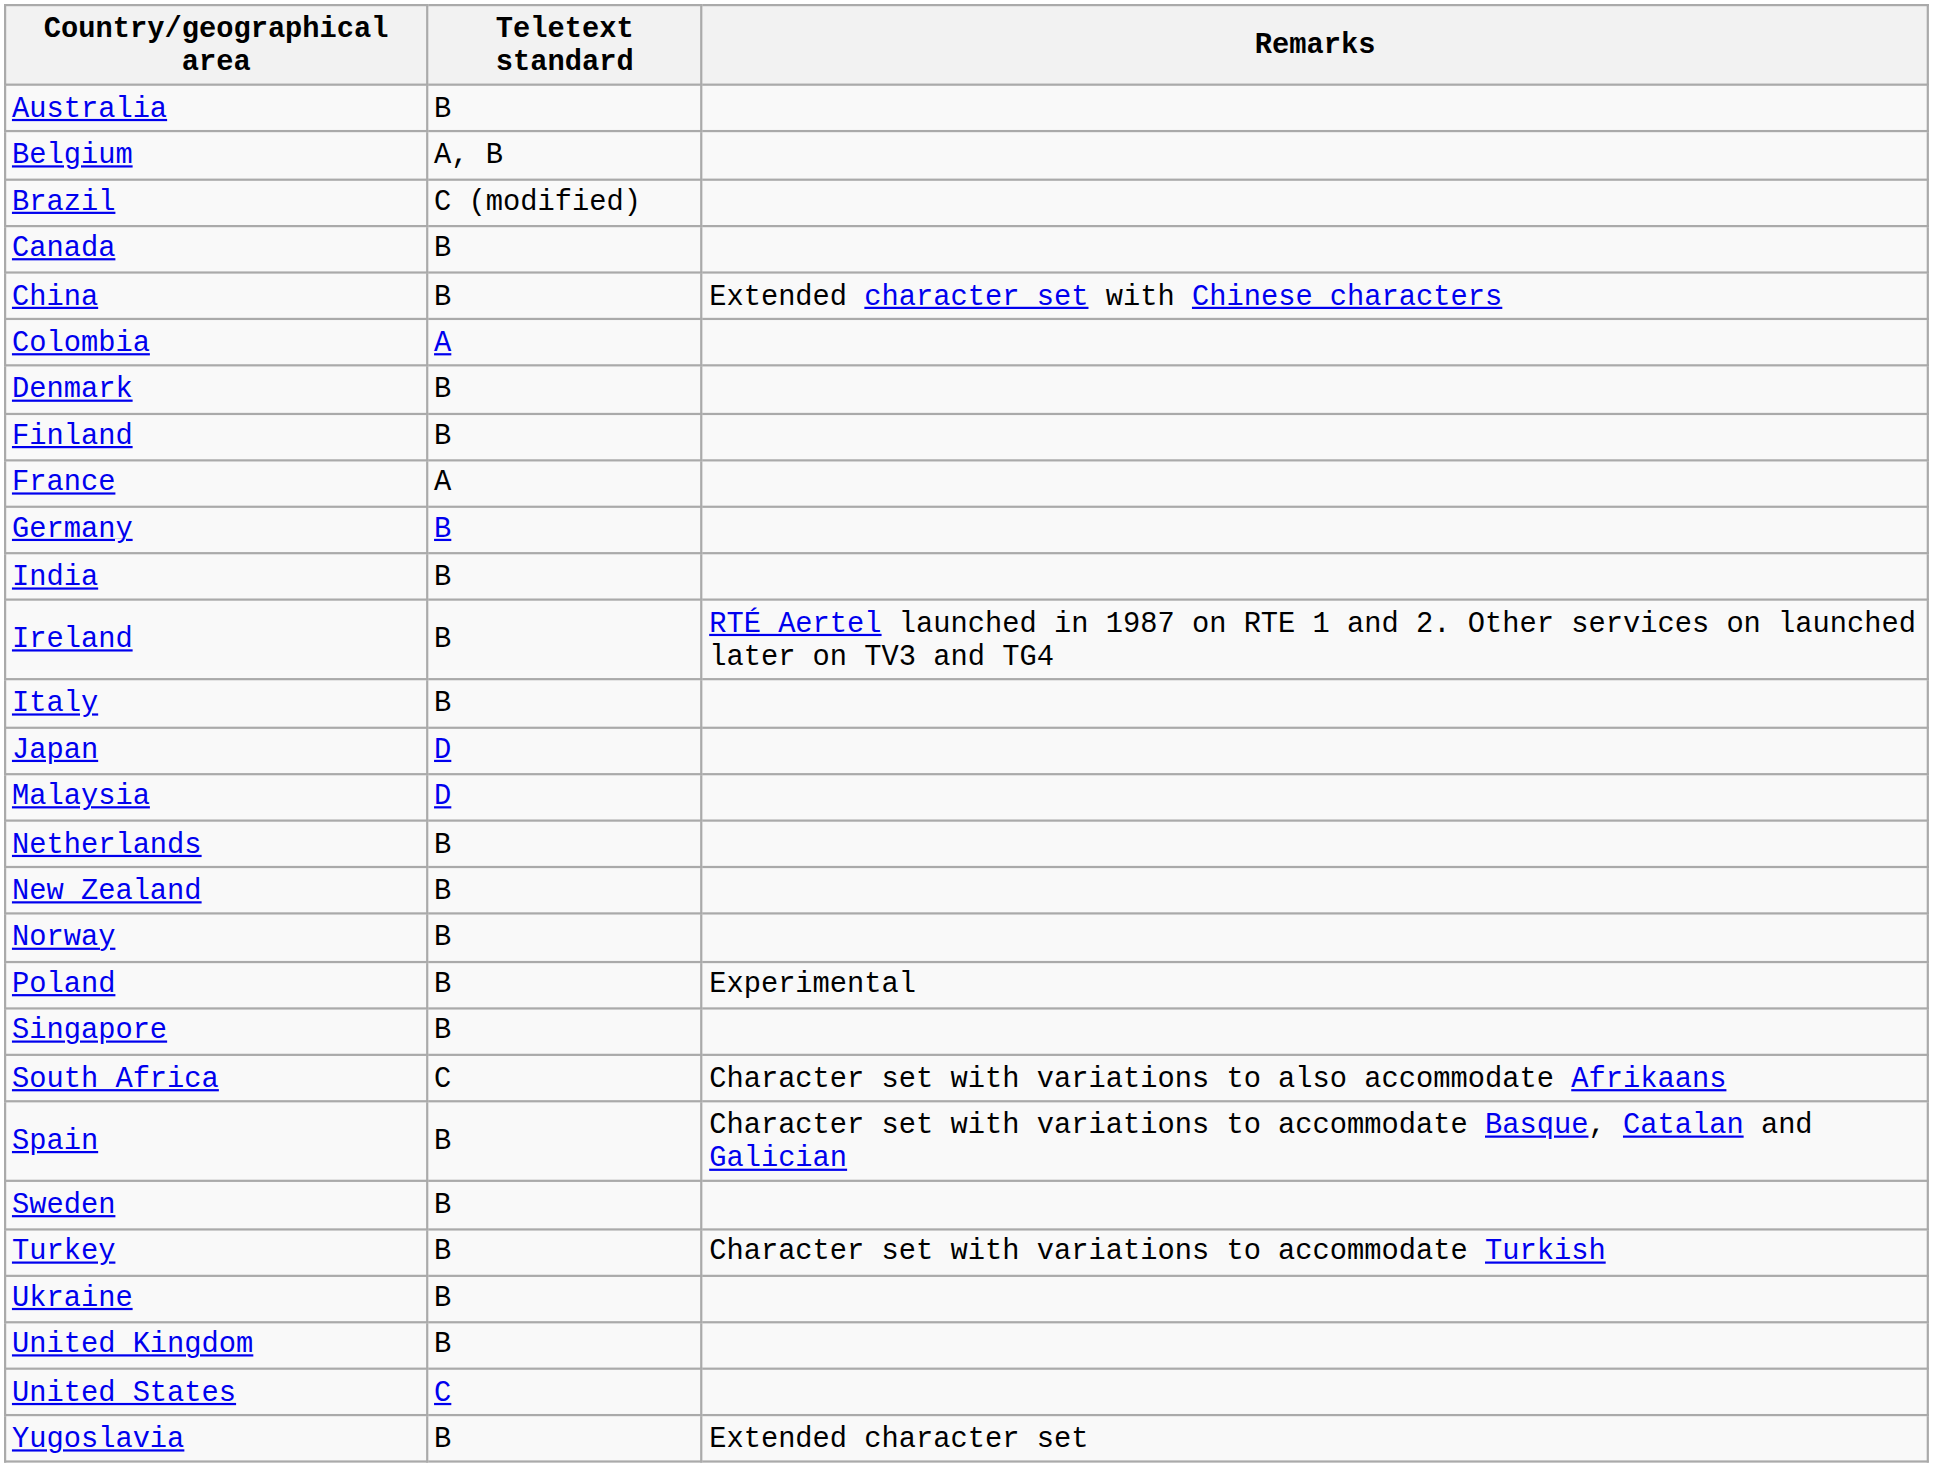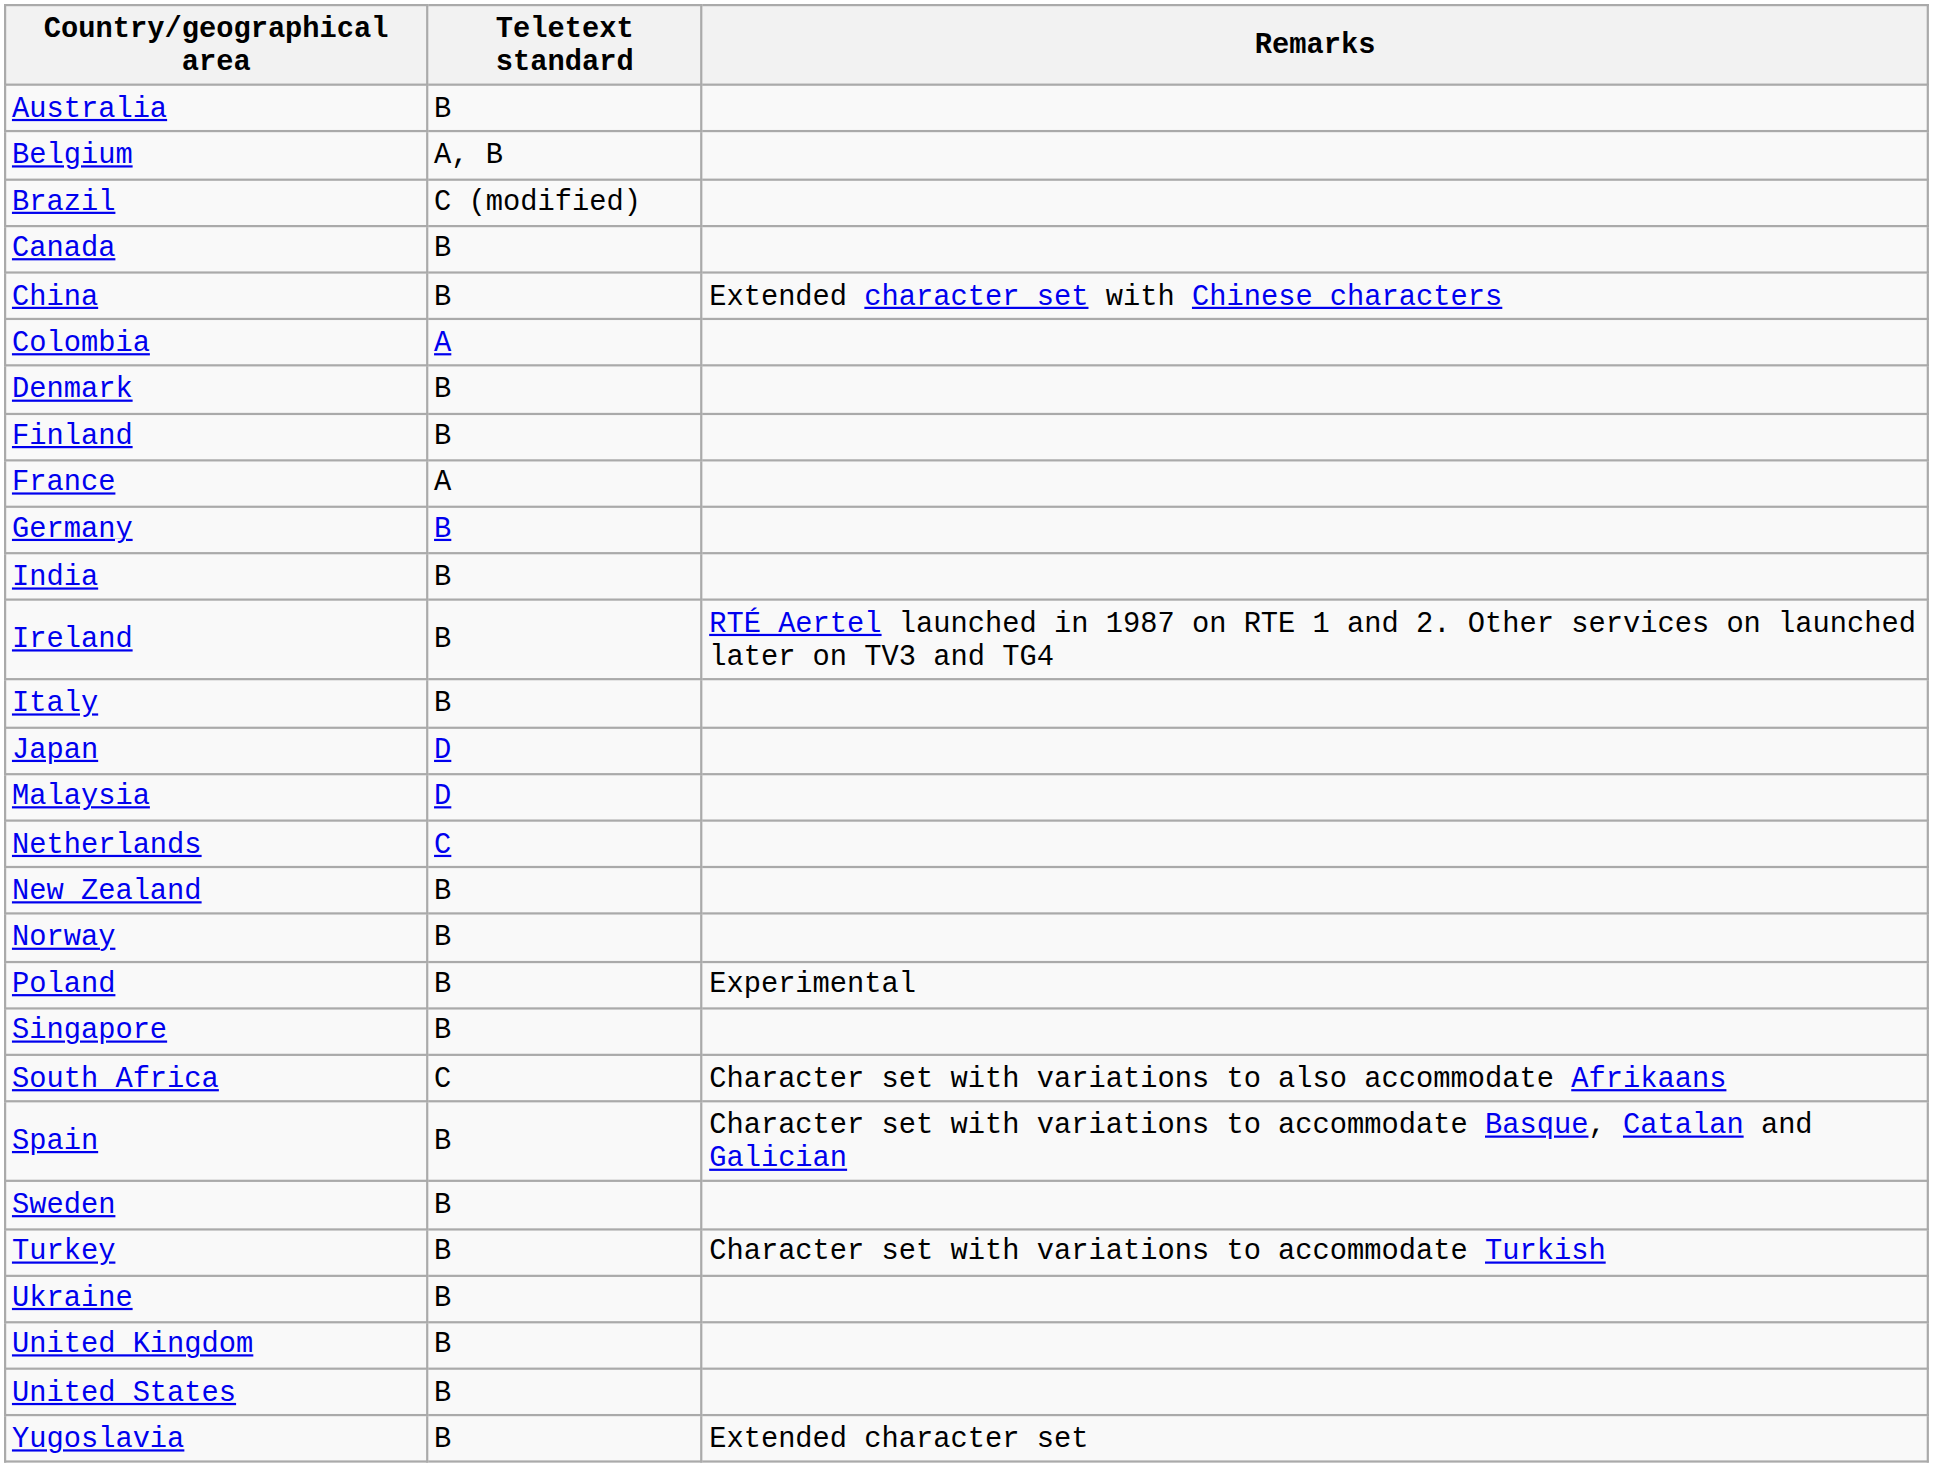(443, 844) B -> (443, 844) C
(443, 1392) C -> (443, 1392) B
